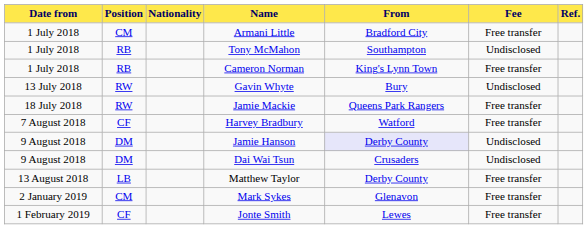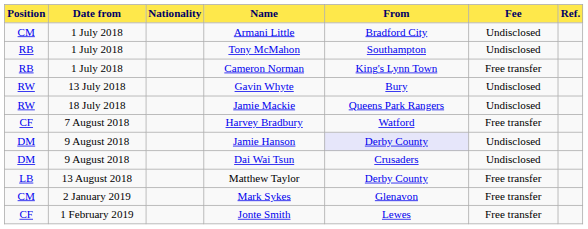columns swapped: (53, 14) <-> (124, 14)
(513, 32) Free transfer -> (513, 32) Undisclosed
(513, 105) Free transfer -> (513, 105) Undisclosed
